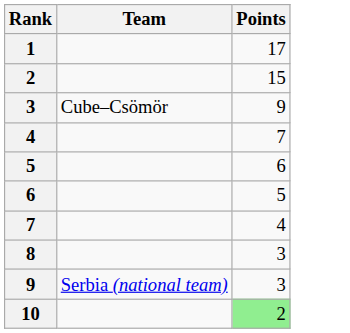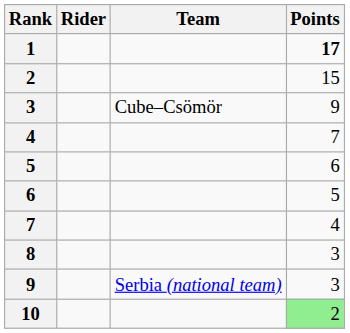+ column: (83, 19)
(277, 48) normal -> (330, 48) bold
